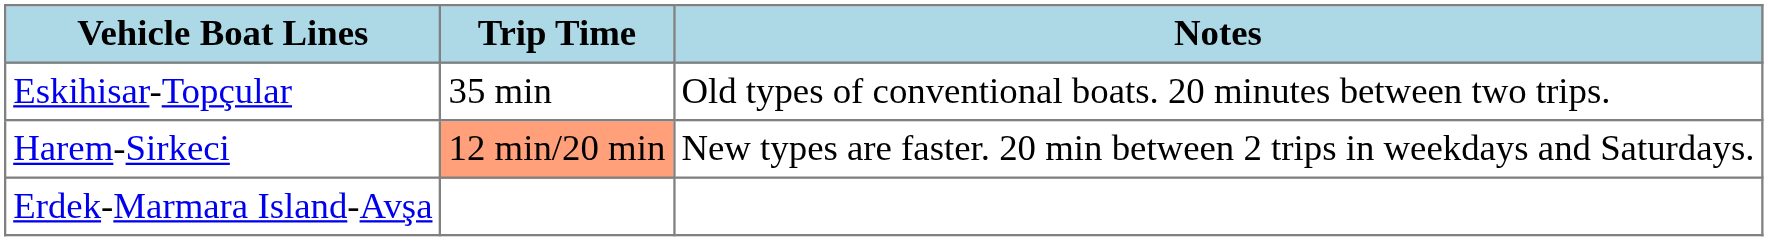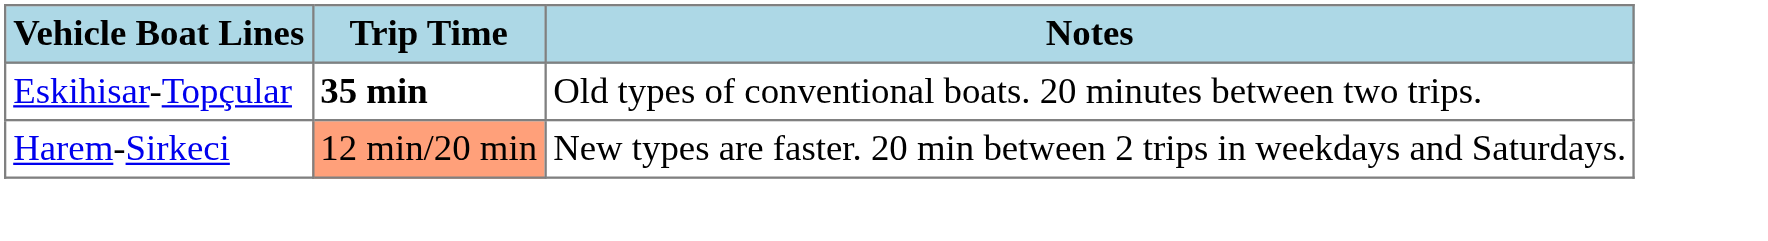(500, 90) normal -> (374, 90) bold
- row: (223, 205)
